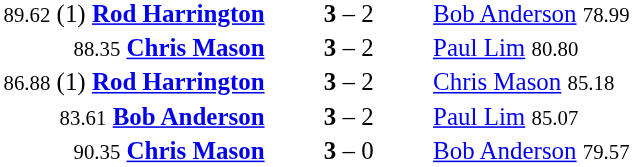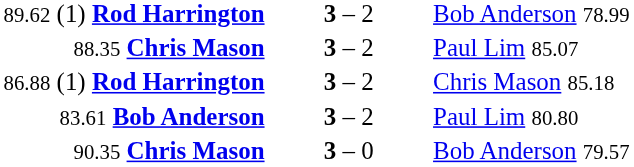(506, 47) Paul Lim 80.80 -> (506, 47) Paul Lim 85.07
(506, 116) Paul Lim 85.07 -> (506, 116) Paul Lim 80.80
